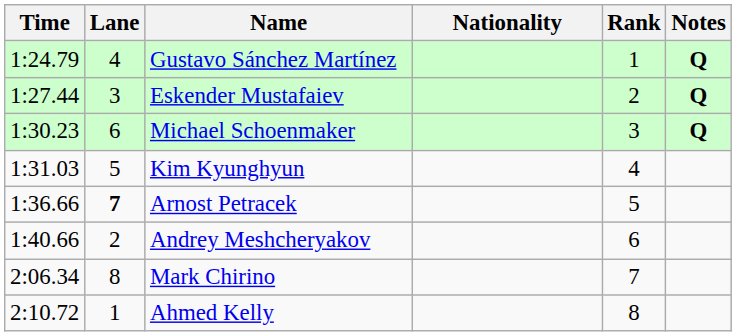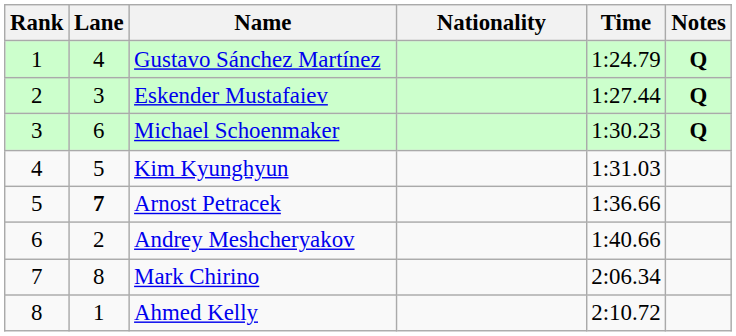columns swapped: (634, 22) <-> (45, 22)
